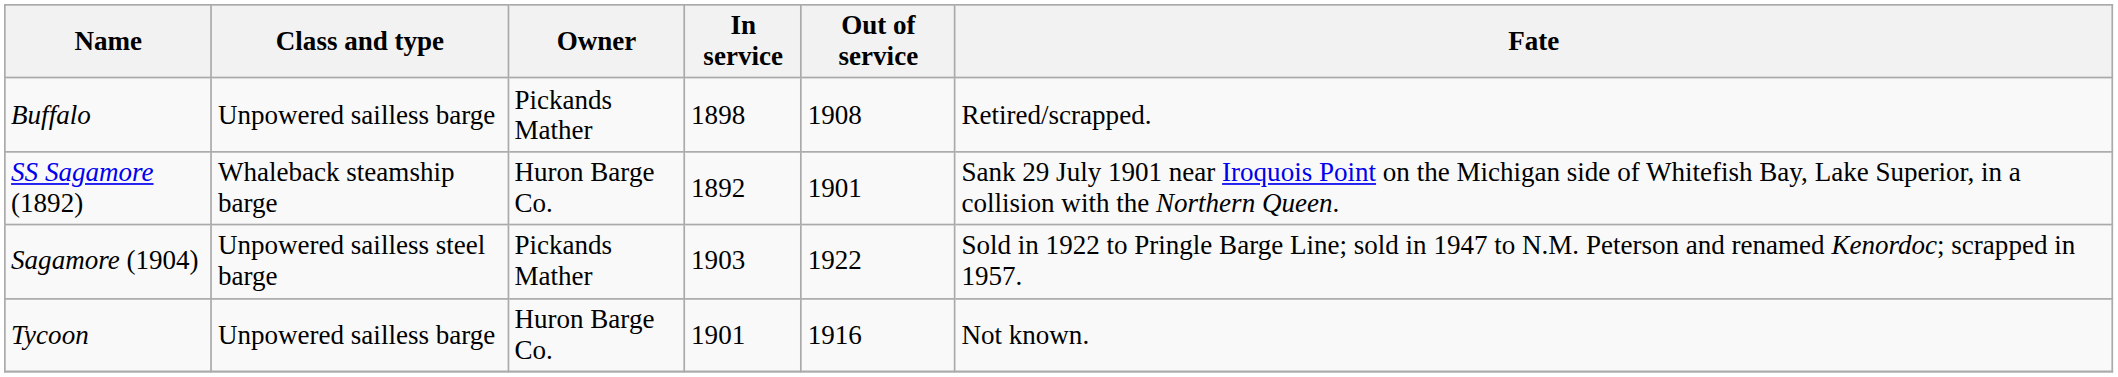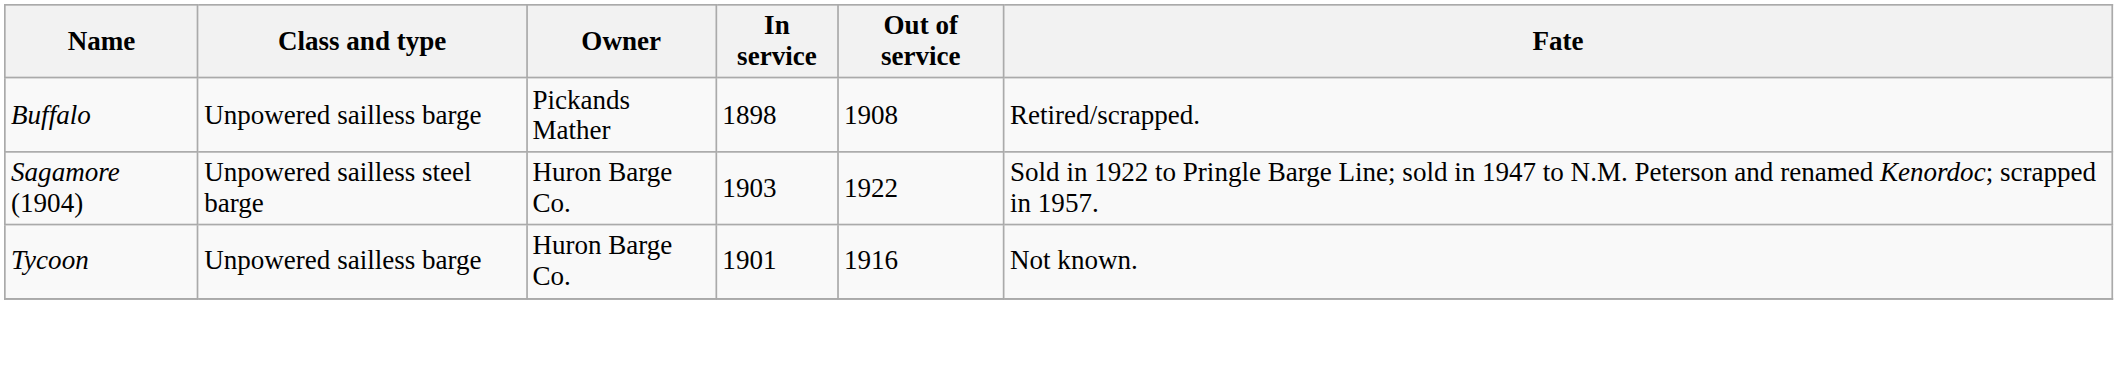- row: (82, 187)
(563, 261) Pickands Mather -> (602, 187) Huron Barge Co.
